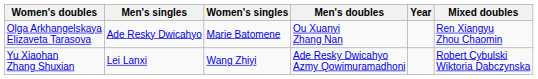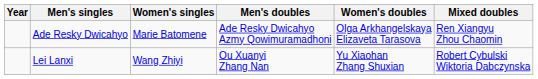columns swapped: (421, 13) <-> (54, 13)
(318, 34) Ou Xuanyi Zhang Nan -> (275, 34) Ade Resky Dwicahyo Azmy Qowimuramadhoni
(349, 61) Ade Resky Dwicahyo Azmy Qowimuramadhoni -> (244, 61) Ou Xuanyi Zhang Nan
